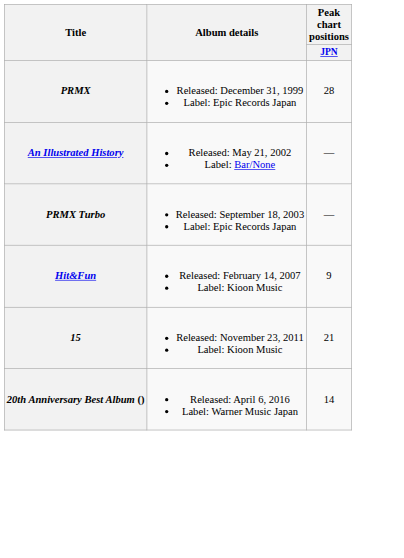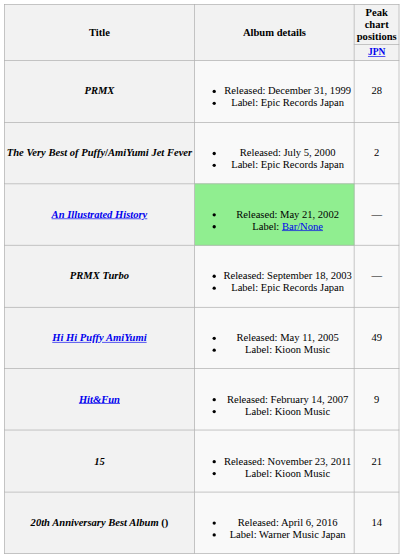+ row: (99, 153)
(227, 159) no background -> (274, 221) lightgreen background
+ row: (99, 338)
